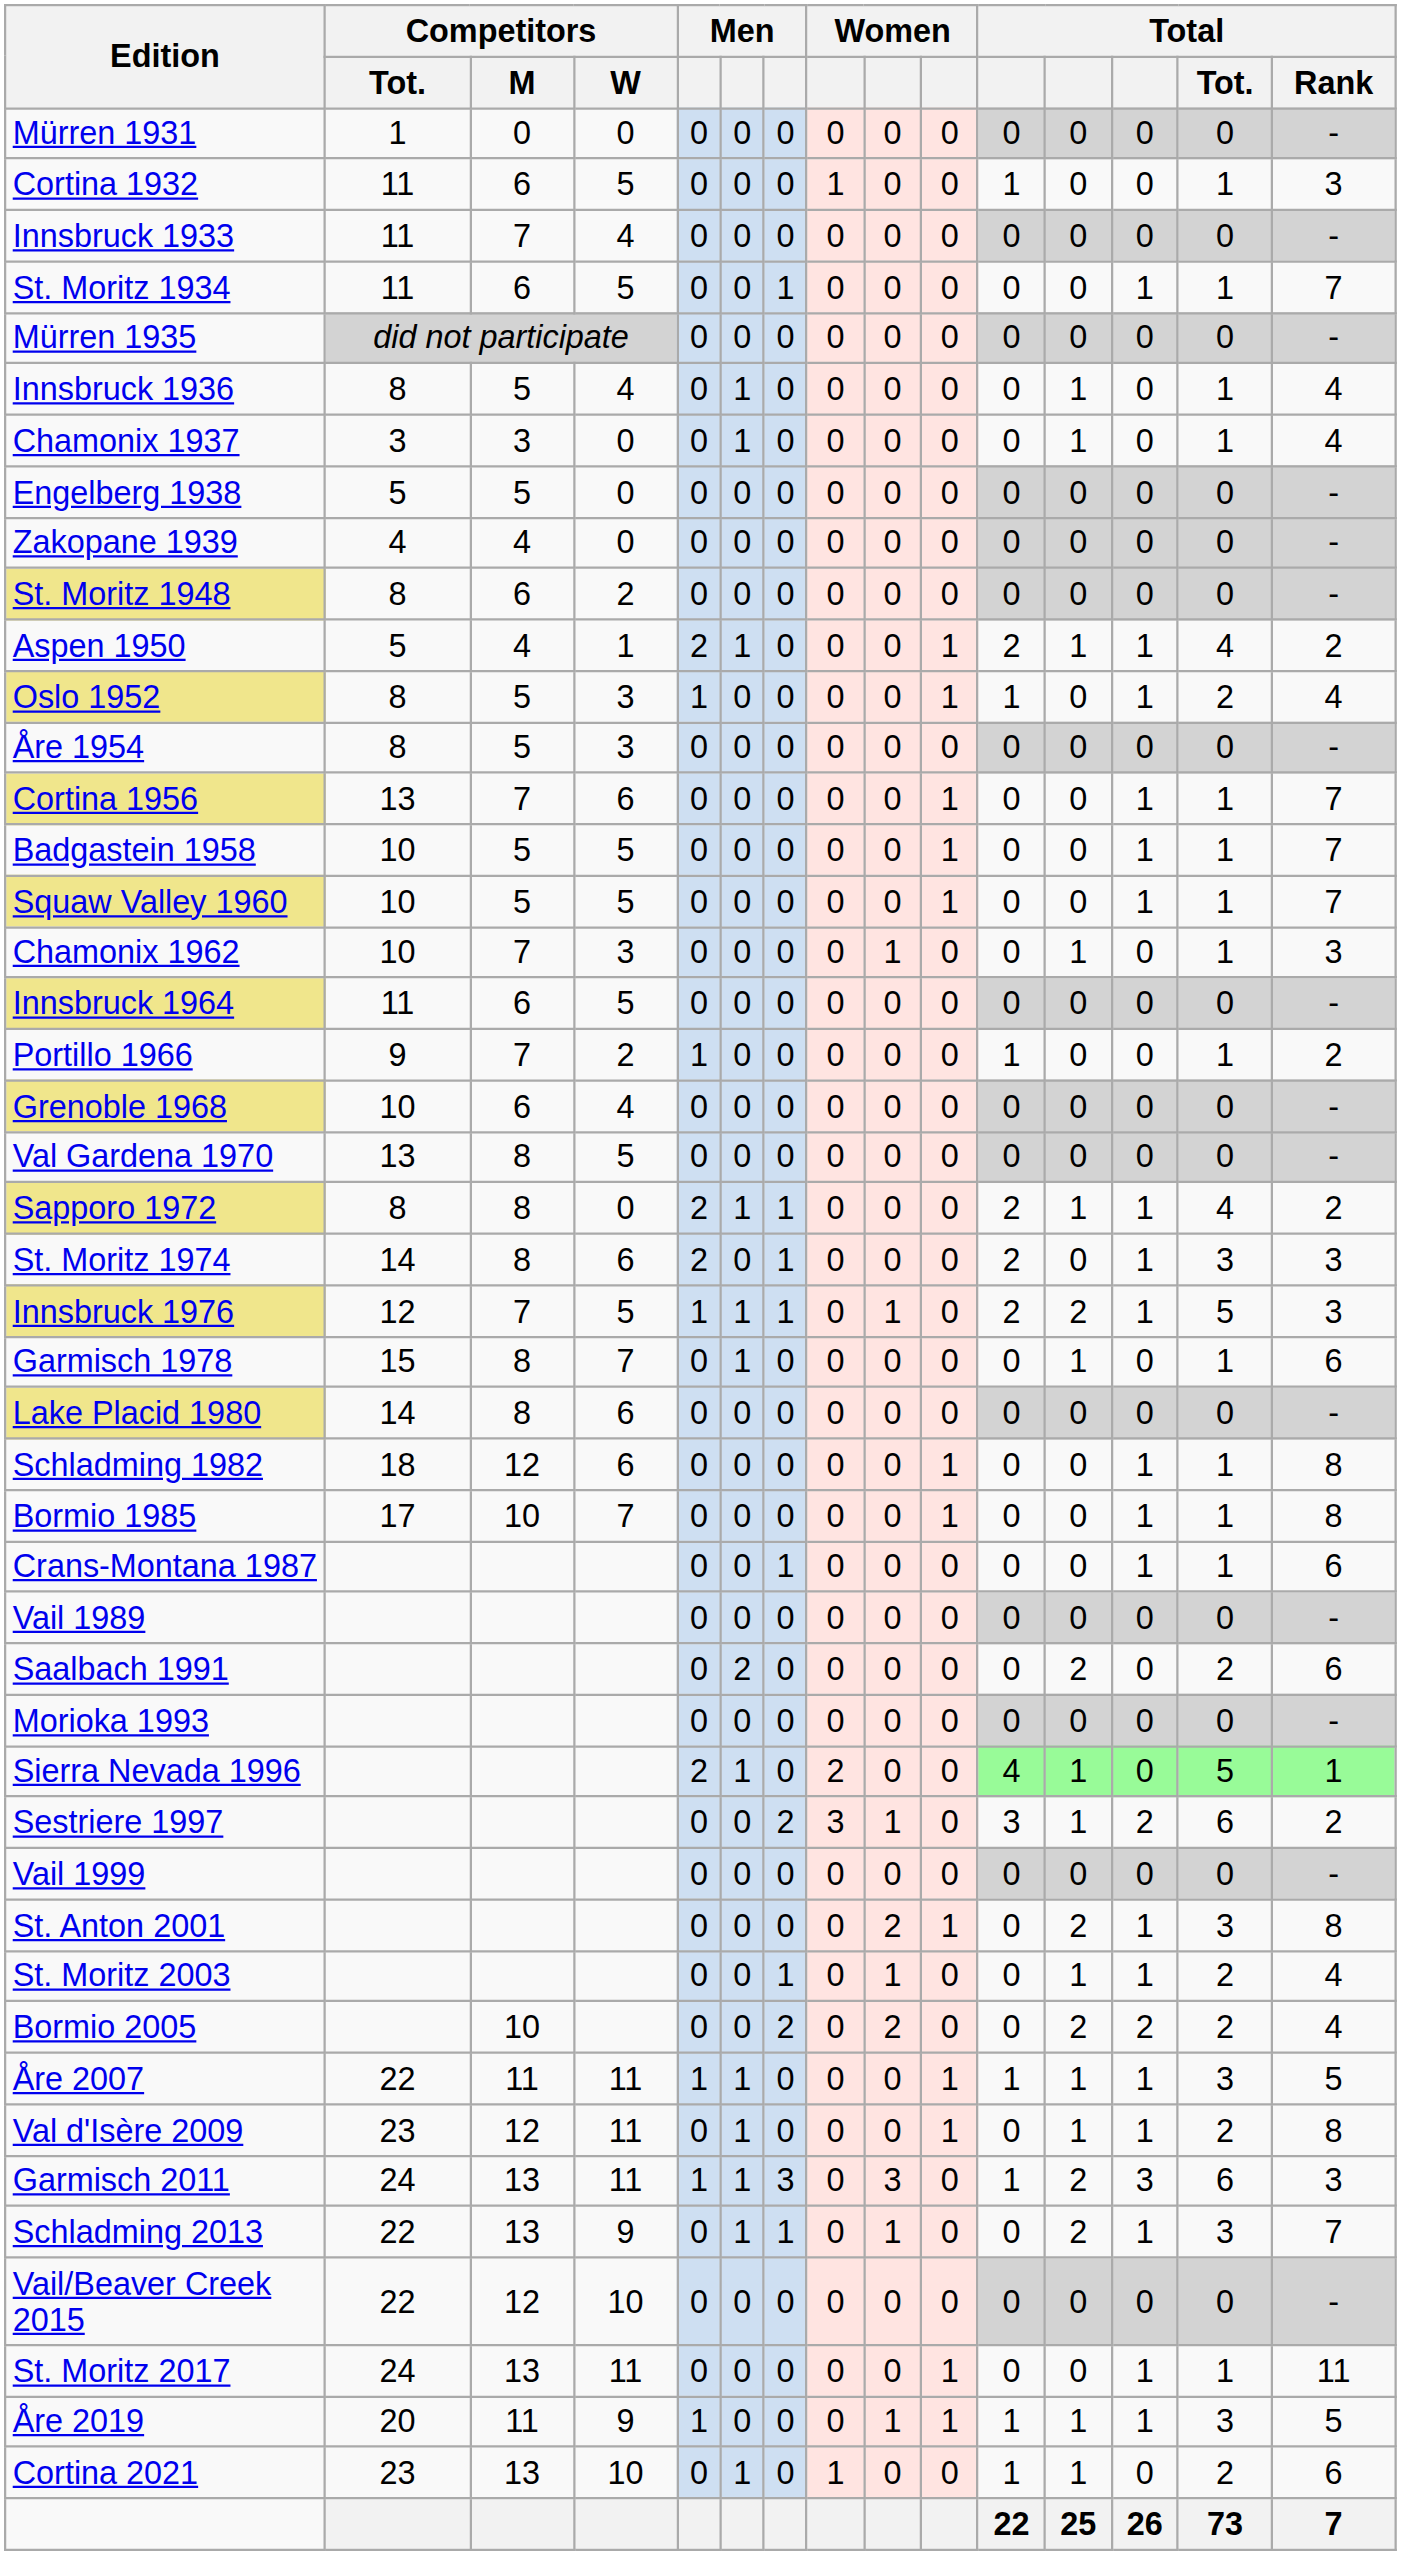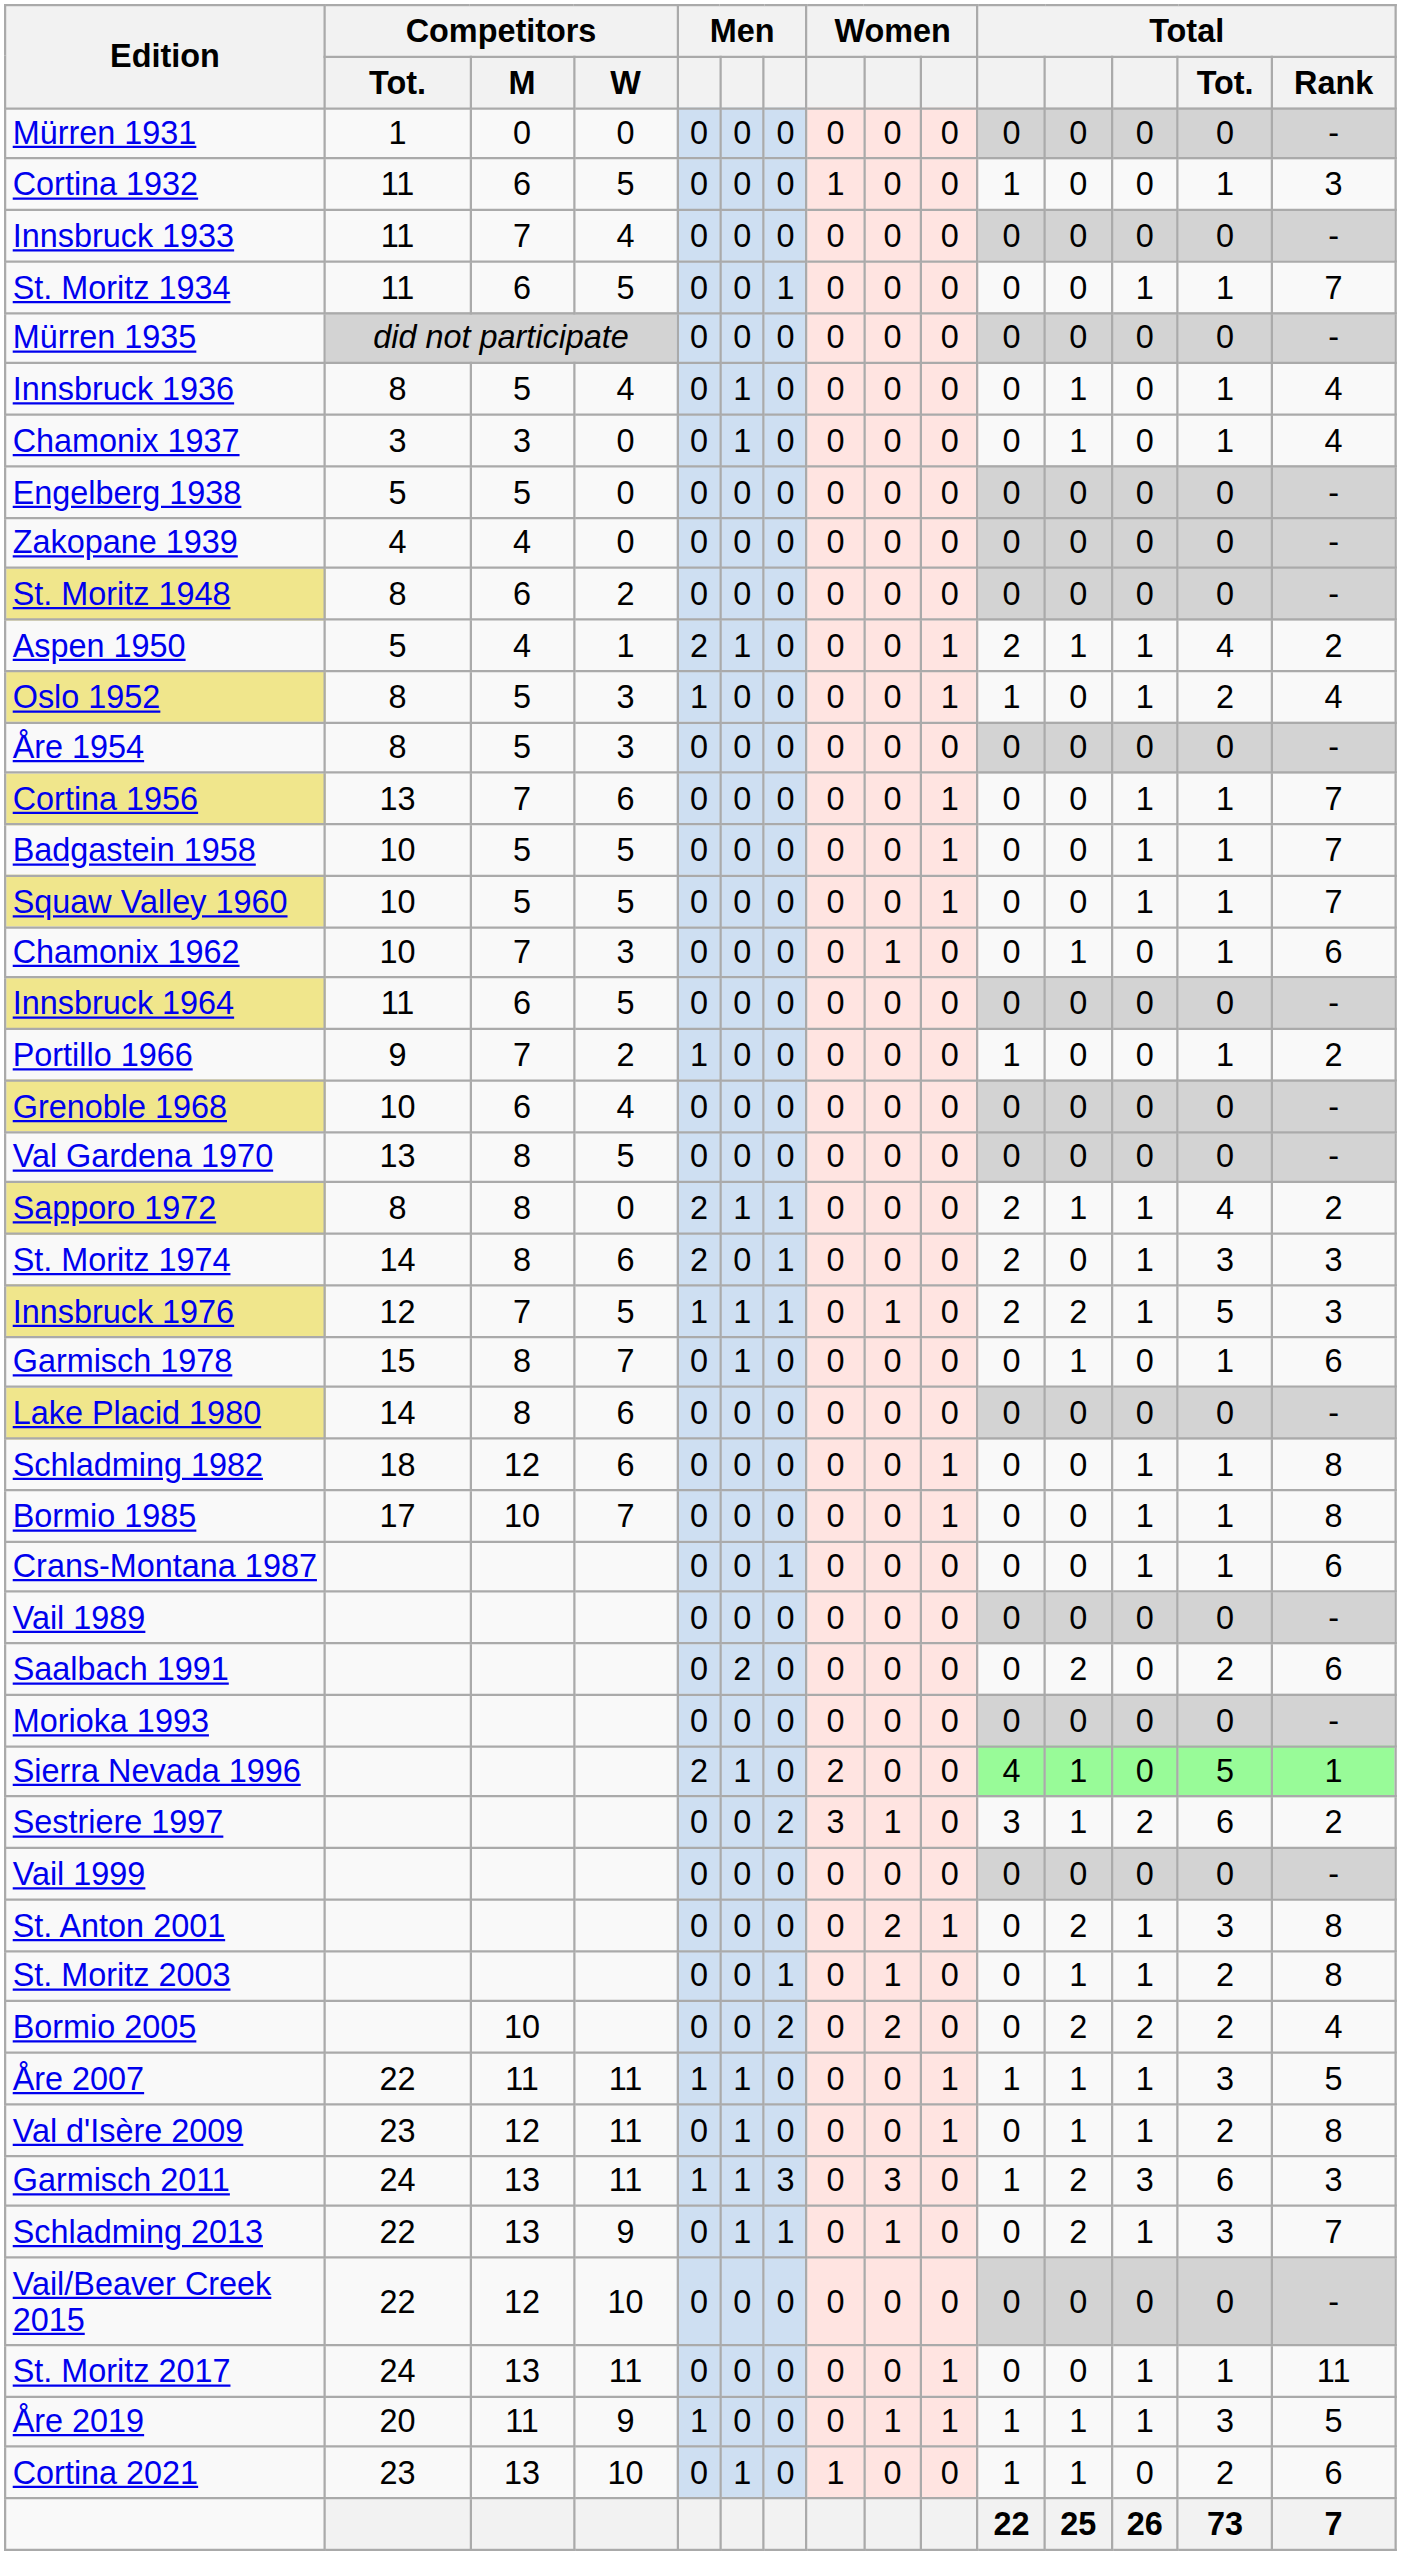(1334, 952) 3 -> (1334, 952) 6
(1334, 1976) 4 -> (1334, 1976) 8
